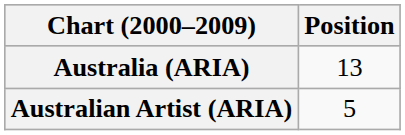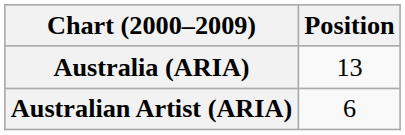(350, 108) 5 -> (350, 108) 6
